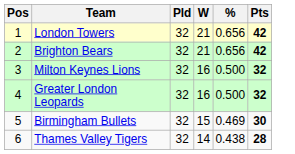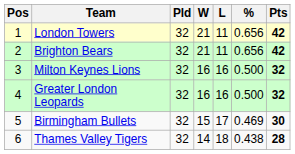+ column: (222, 13)
